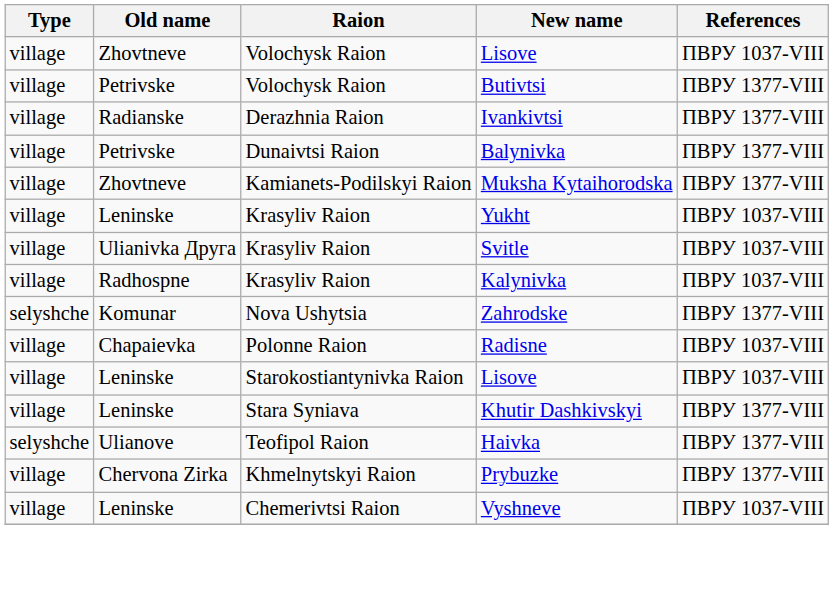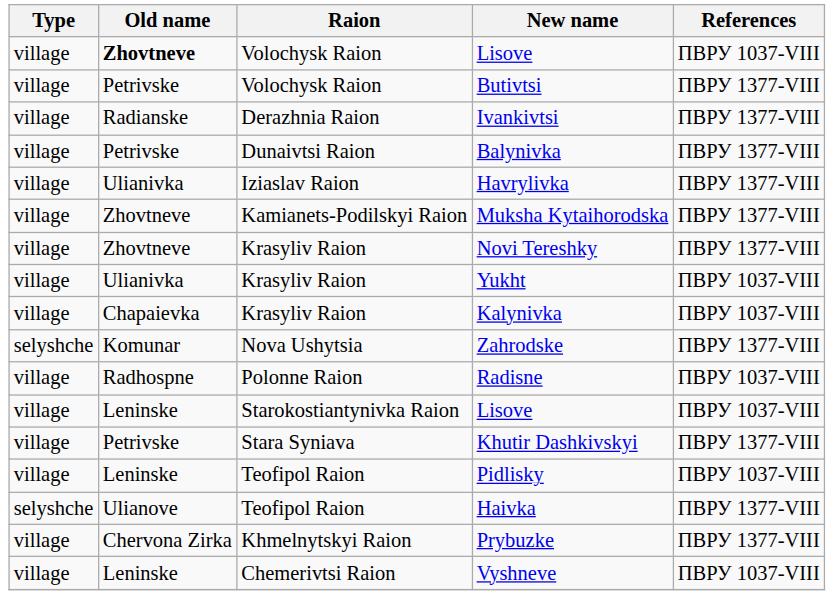(142, 53) normal -> (149, 53) bold
+ row: (300, 183)
+ row: (304, 248)
(136, 215) Leninske -> (143, 280) Ulianivka
- row: (308, 248)
(144, 280) Radhospne -> (151, 313) Chapaievka
(147, 345) Chapaievka -> (148, 378) Radhospne
(136, 410) Leninske -> (141, 442) Petrivske
+ row: (303, 475)
